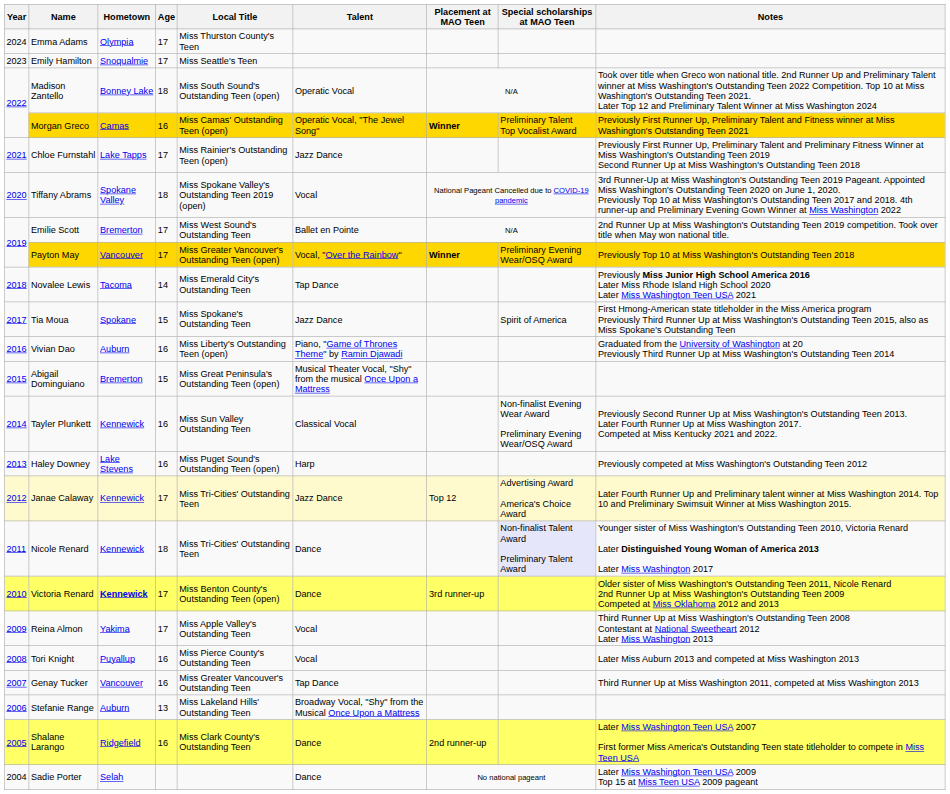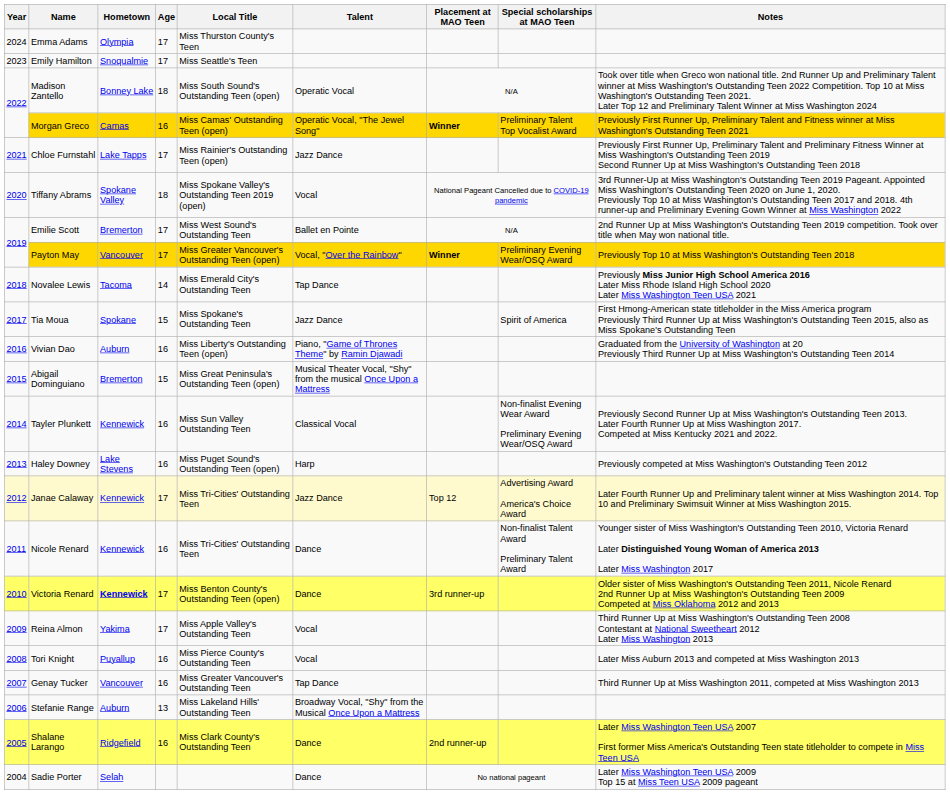(163, 549) 18 -> (163, 549) 16
(536, 549) lavender background -> (536, 549) no background
